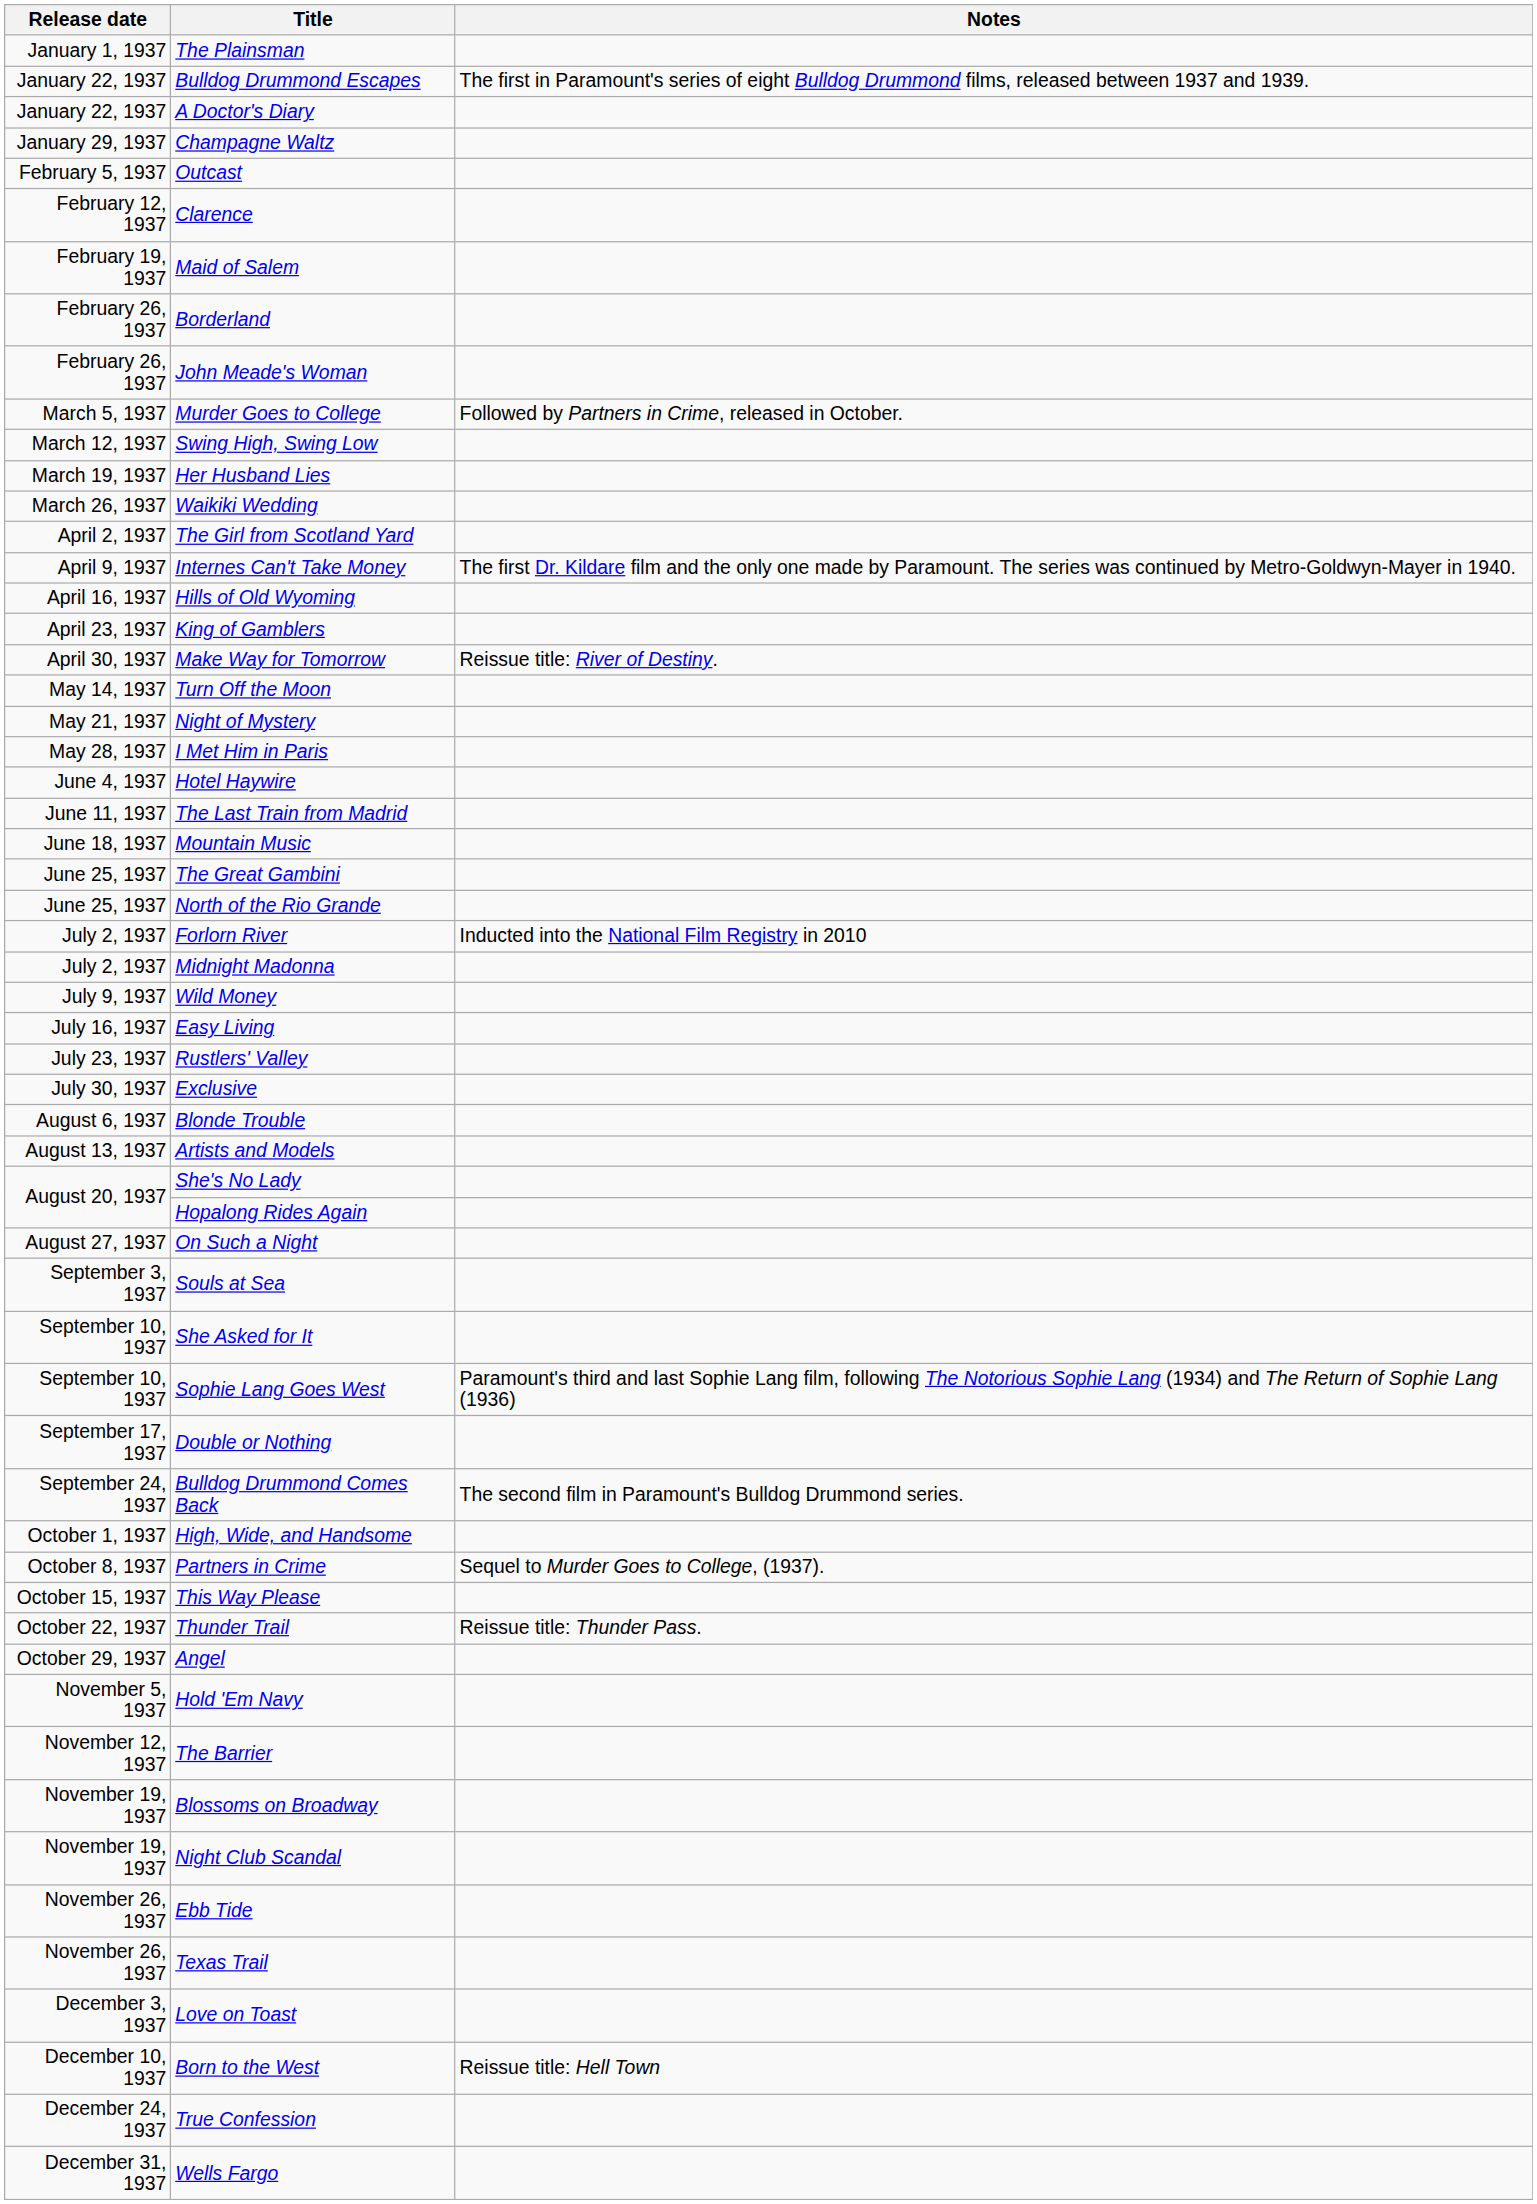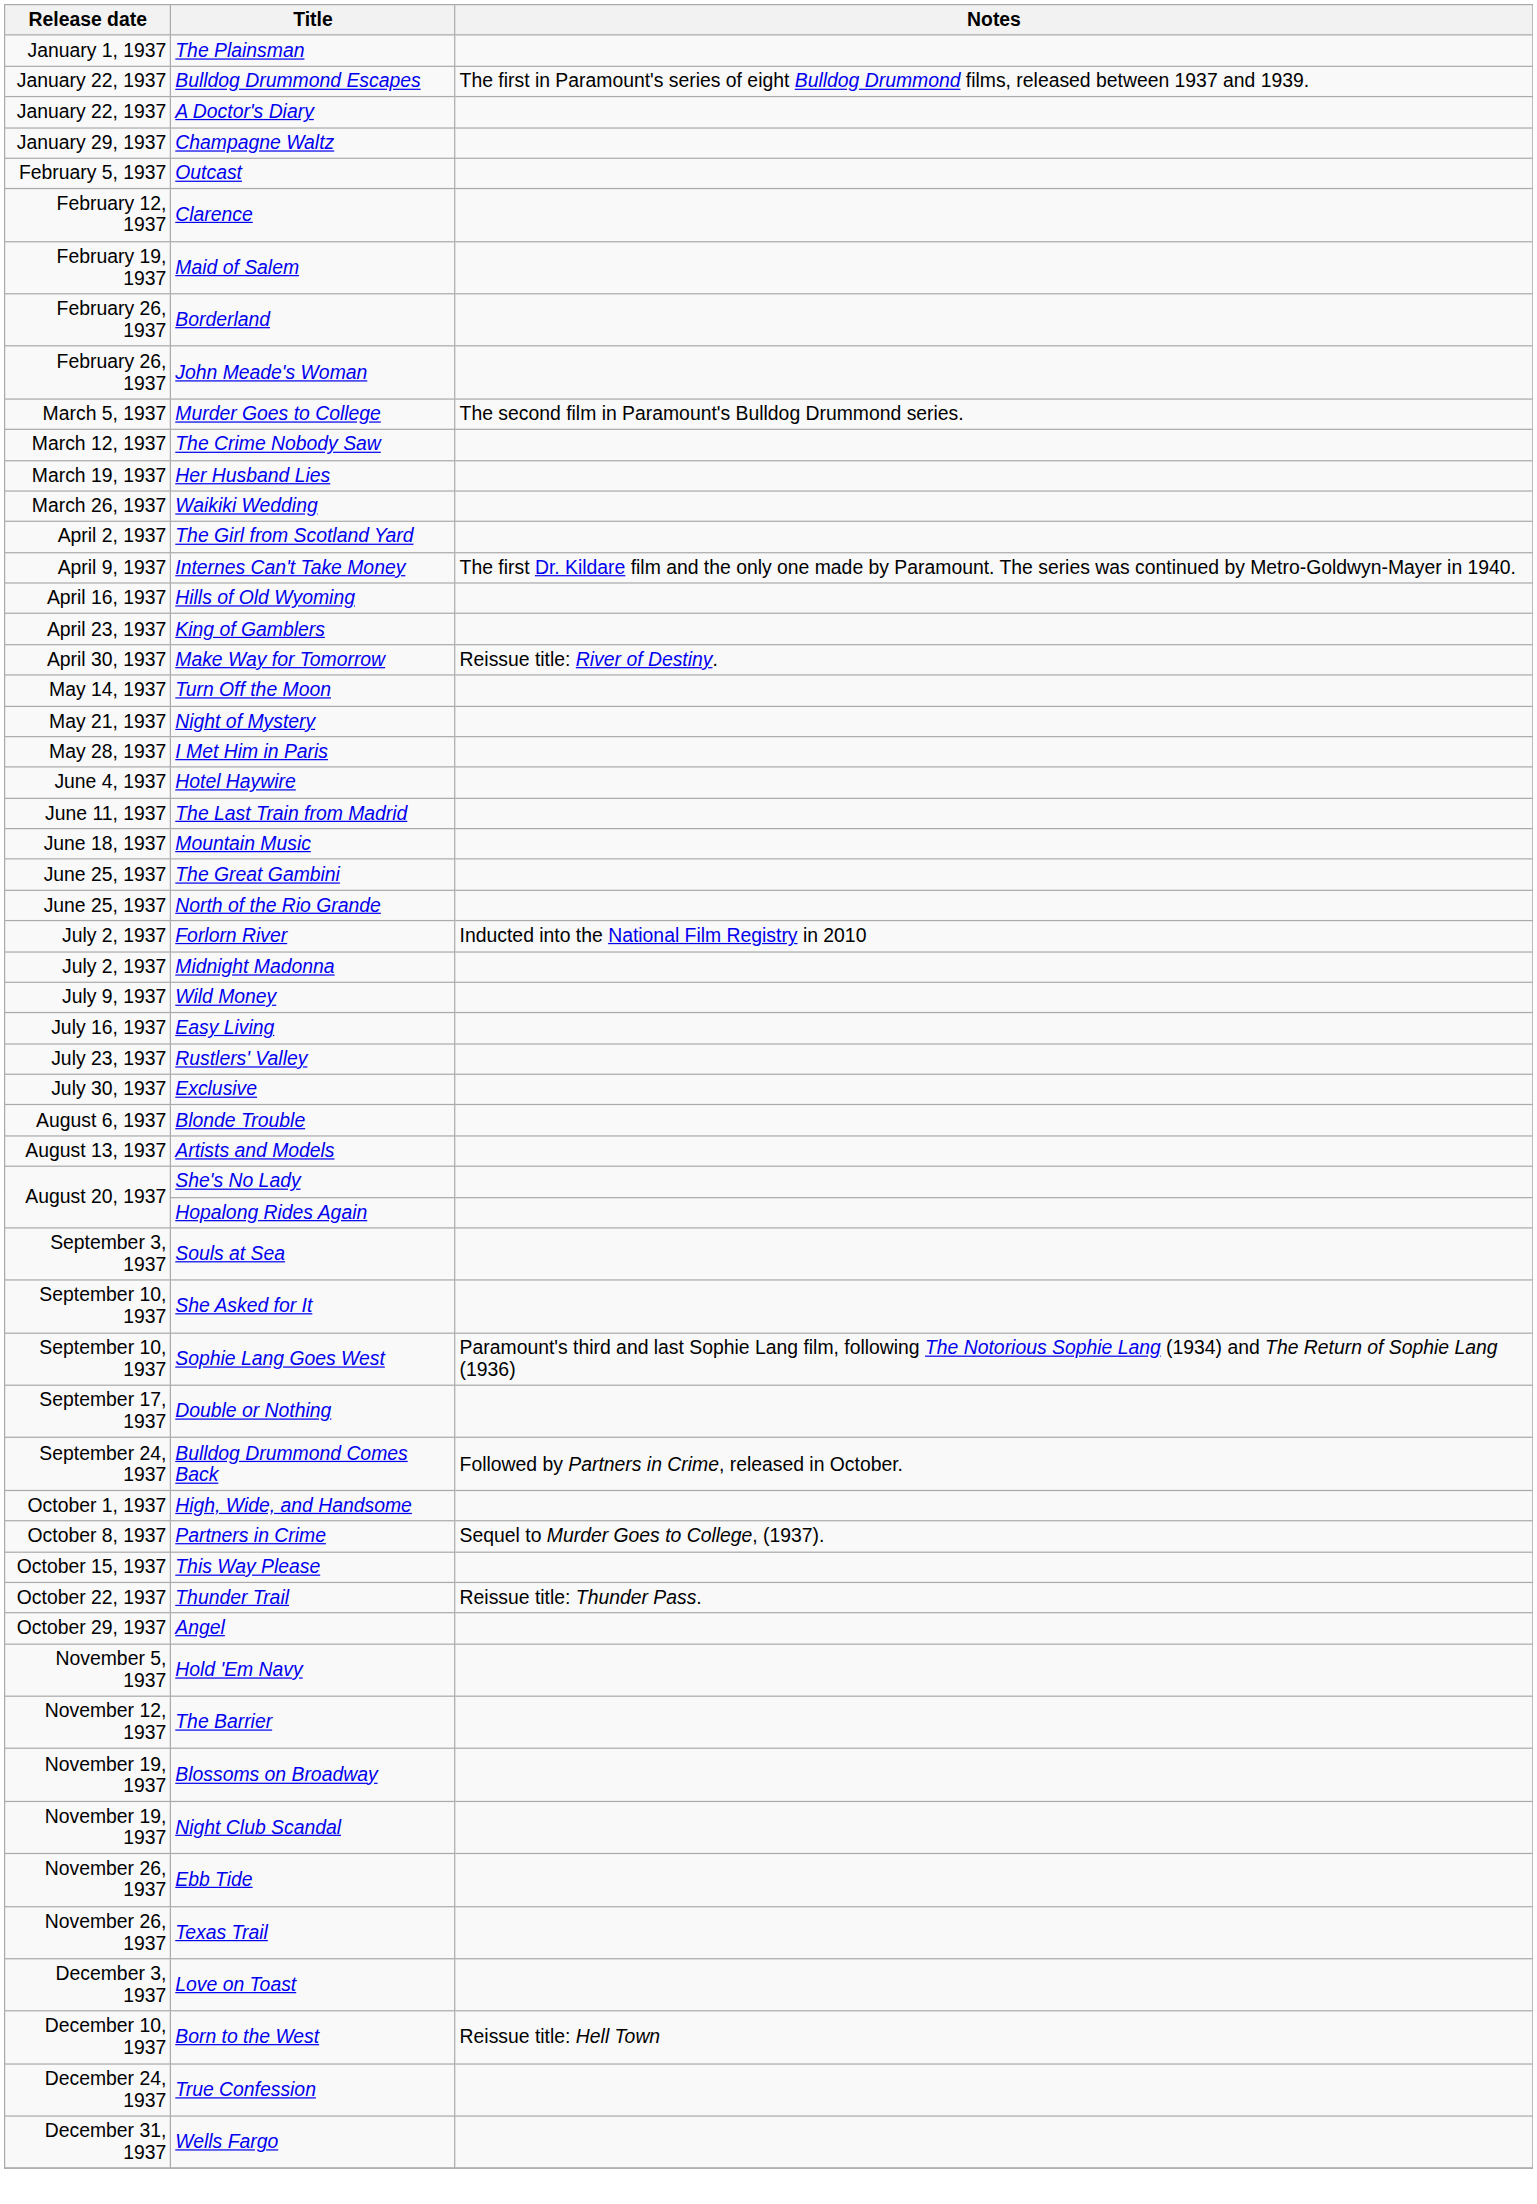(681, 414) Followed by Partners in Crime, released in October. -> (712, 414) The second film in Paramount's Bulldog Drummond series.
+ row: (278, 444)
- row: (276, 444)
- row: (246, 1243)
(712, 1494) The second film in Paramount's Bulldog Drummond series. -> (681, 1463) Followed by Partners in Crime, released in October.
